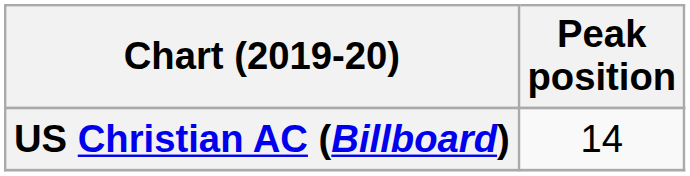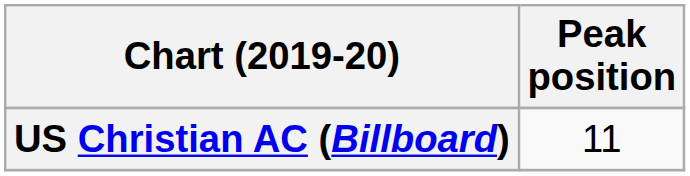(602, 138) 14 -> (602, 138) 11
